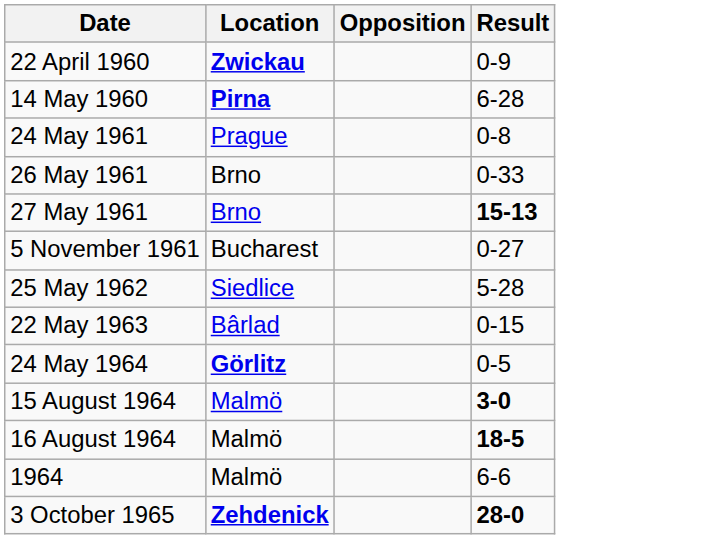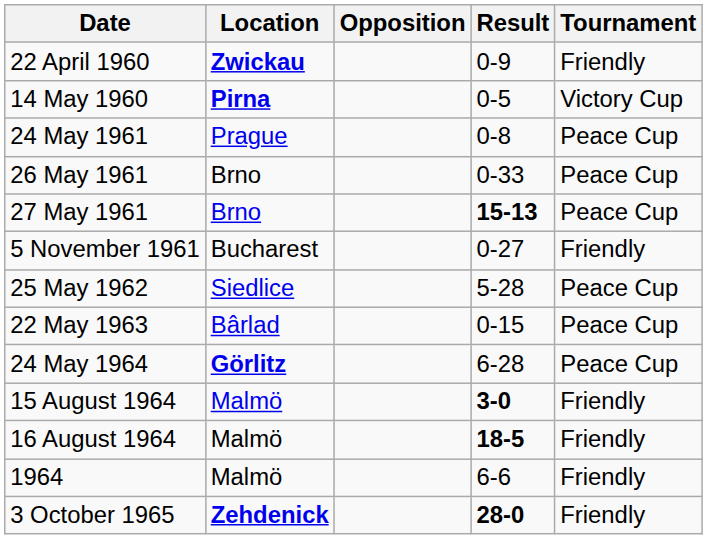+ column: (628, 23)
(500, 99) 6-28 -> (494, 99) 0-5
(494, 363) 0-5 -> (500, 363) 6-28
